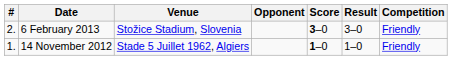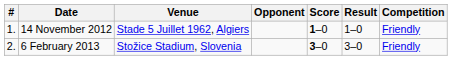rows swapped: (66, 47) <-> (60, 30)
